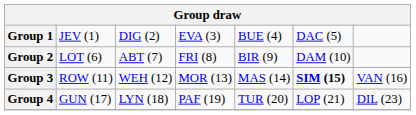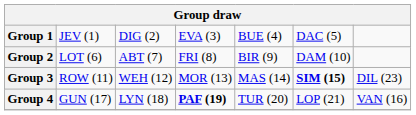(382, 77) VAN (16) -> (379, 77) DIL (23)
(202, 99) normal -> (202, 99) bold
(379, 99) DIL (23) -> (382, 99) VAN (16)
